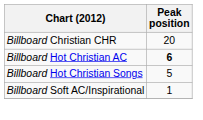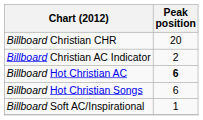+ row: (79, 57)
(169, 73) 5 -> (176, 90) 6
